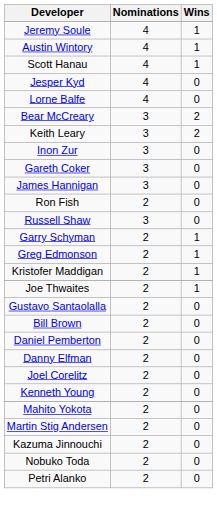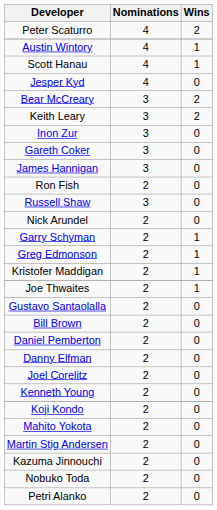+ row: (57, 30)
- row: (57, 30)
- row: (57, 99)
+ row: (57, 220)
+ row: (57, 409)
